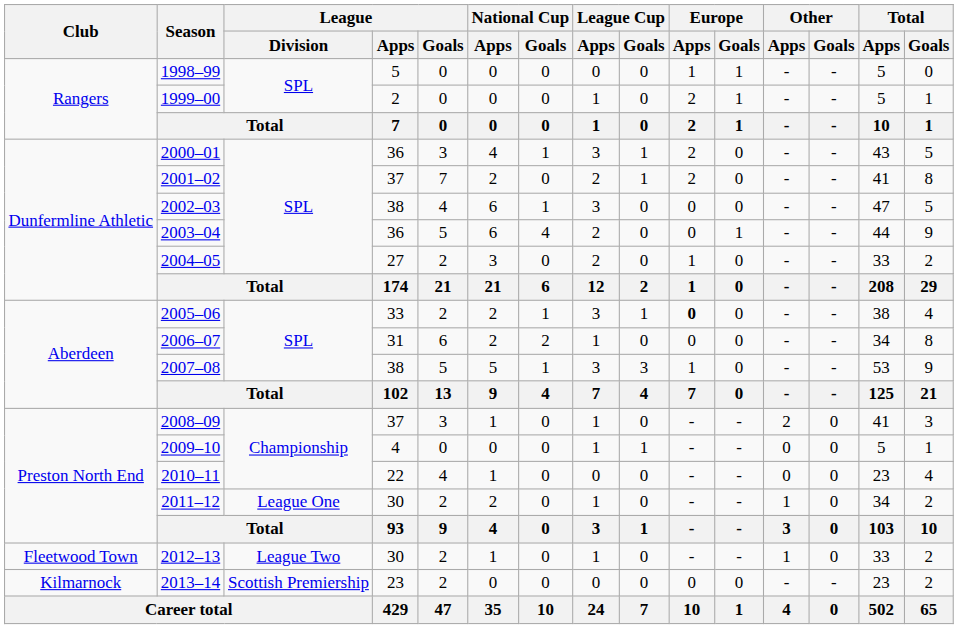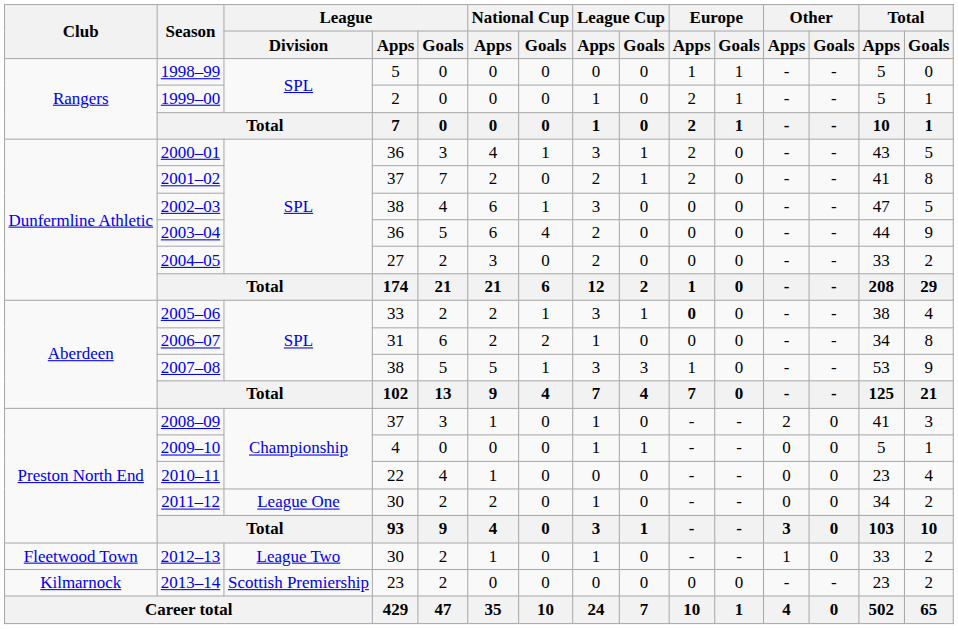(739, 233) 1 -> (739, 233) 0
(692, 260) 1 -> (692, 260) 0
(786, 502) 1 -> (786, 502) 0
